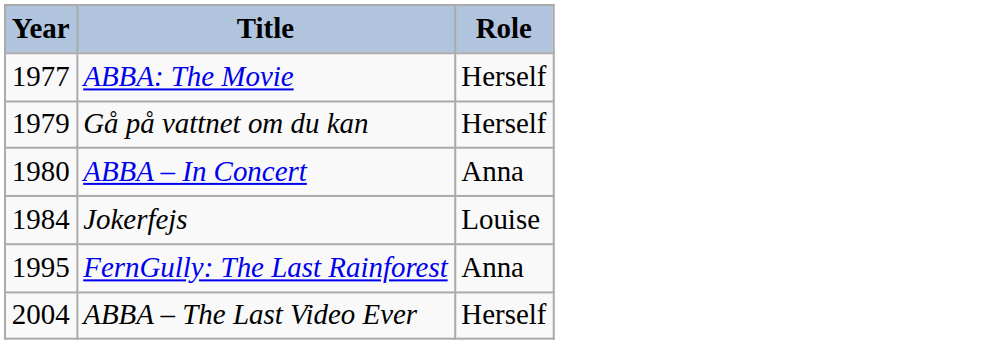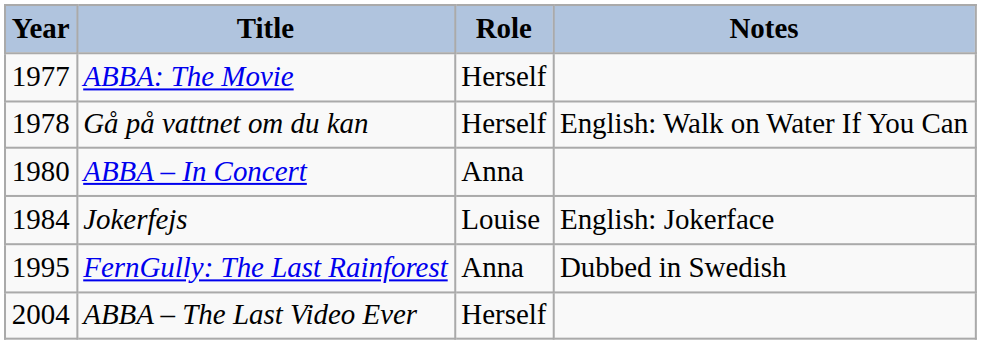+ column: (764, 28)
(41, 124) 1979 -> (41, 124) 1978
